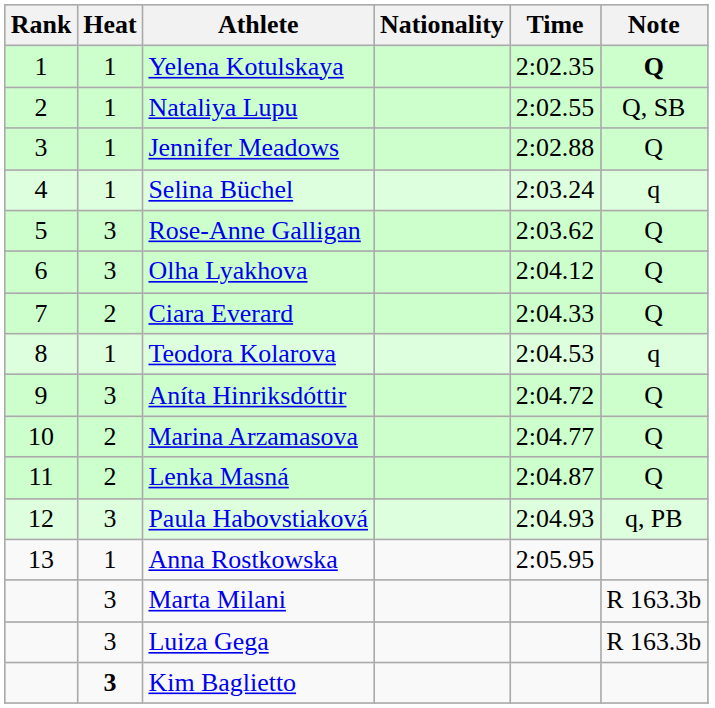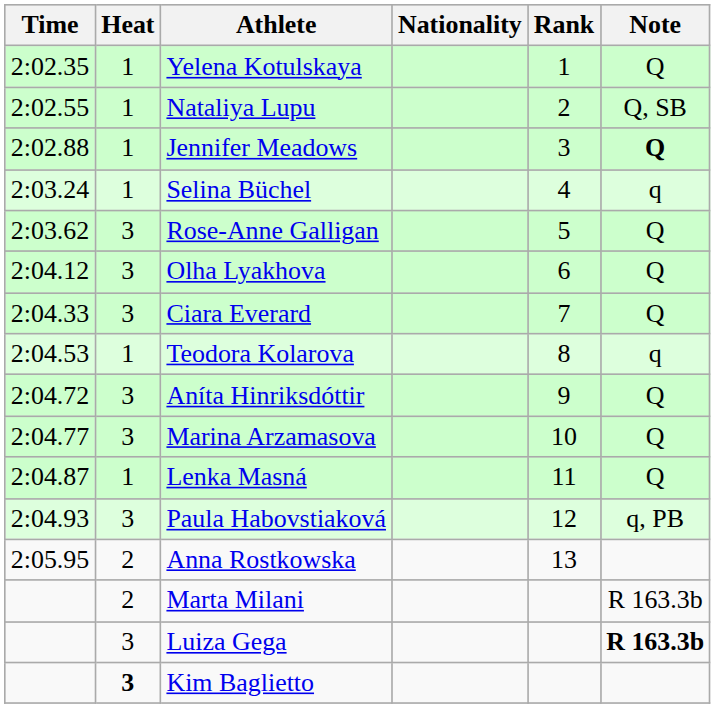columns swapped: (41, 25) <-> (555, 25)
(654, 66) bold -> (655, 66) normal
(654, 148) normal -> (655, 148) bold
(110, 312) 2 -> (128, 312) 3
(110, 436) 2 -> (128, 436) 3
(110, 477) 2 -> (128, 477) 1
(110, 559) 1 -> (128, 559) 2
(110, 600) 3 -> (128, 600) 2
(654, 641) normal -> (655, 641) bold
